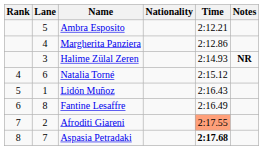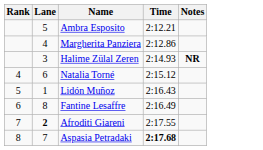- column: (169, 12)
(45, 122) normal -> (45, 122) bold
(213, 122) lightsalmon background -> (161, 122) no background
